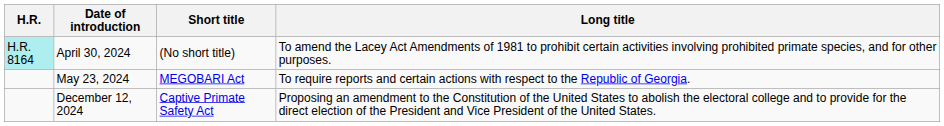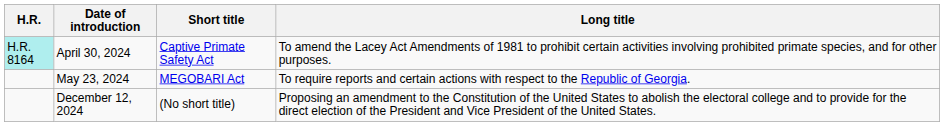(197, 53) (No short title) -> (202, 53) Captive Primate Safety Act
(202, 104) Captive Primate Safety Act -> (197, 104) (No short title)
